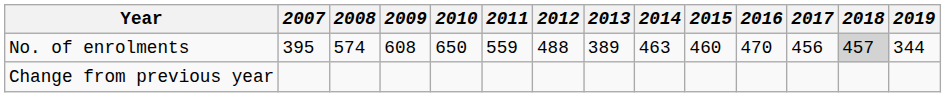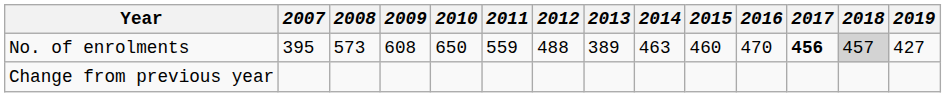(349, 48) 574 -> (349, 48) 573
(807, 48) normal -> (807, 48) bold
(909, 48) 344 -> (909, 48) 427
